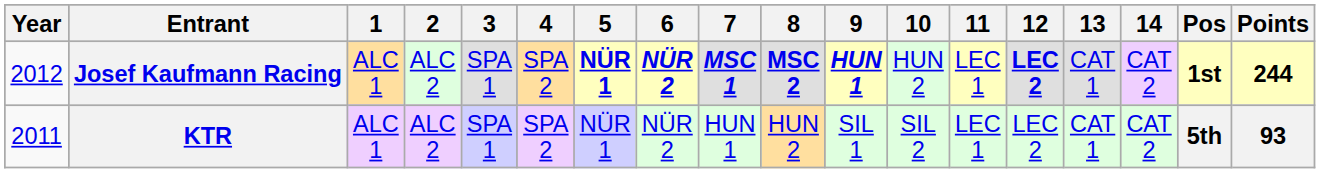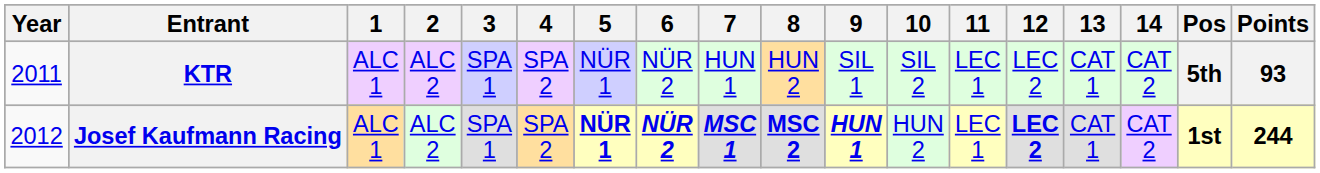rows swapped: (208, 136) <-> (208, 73)
